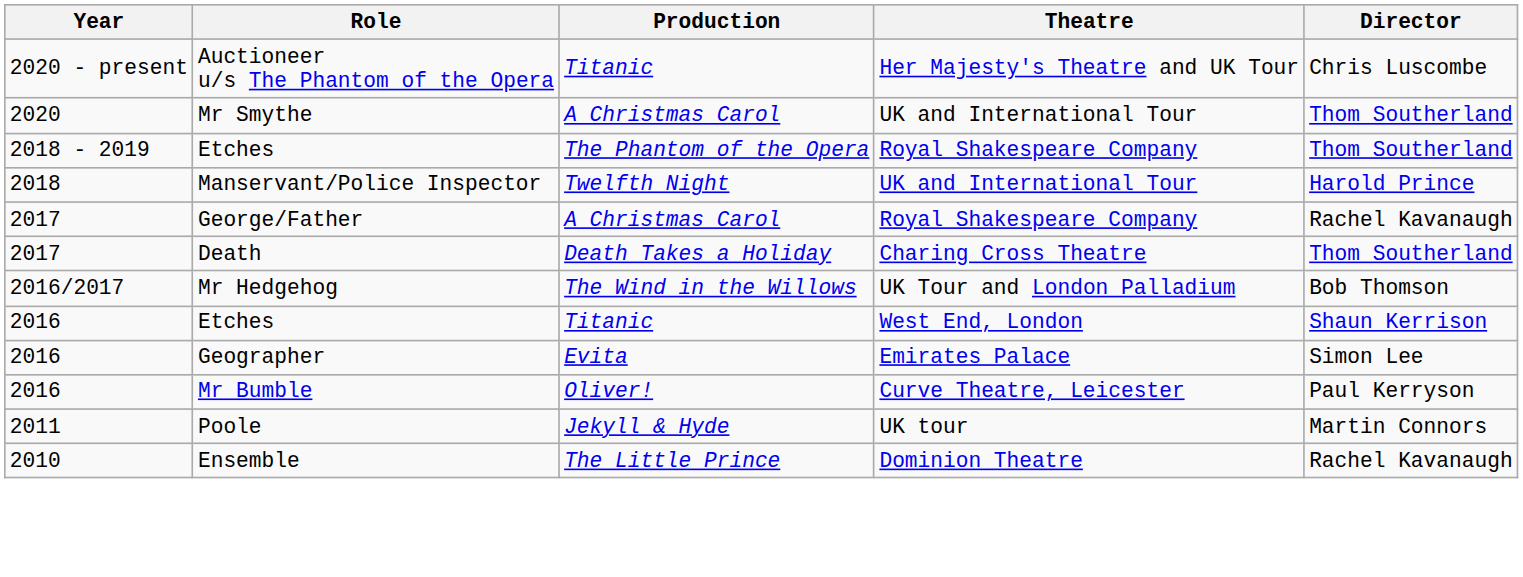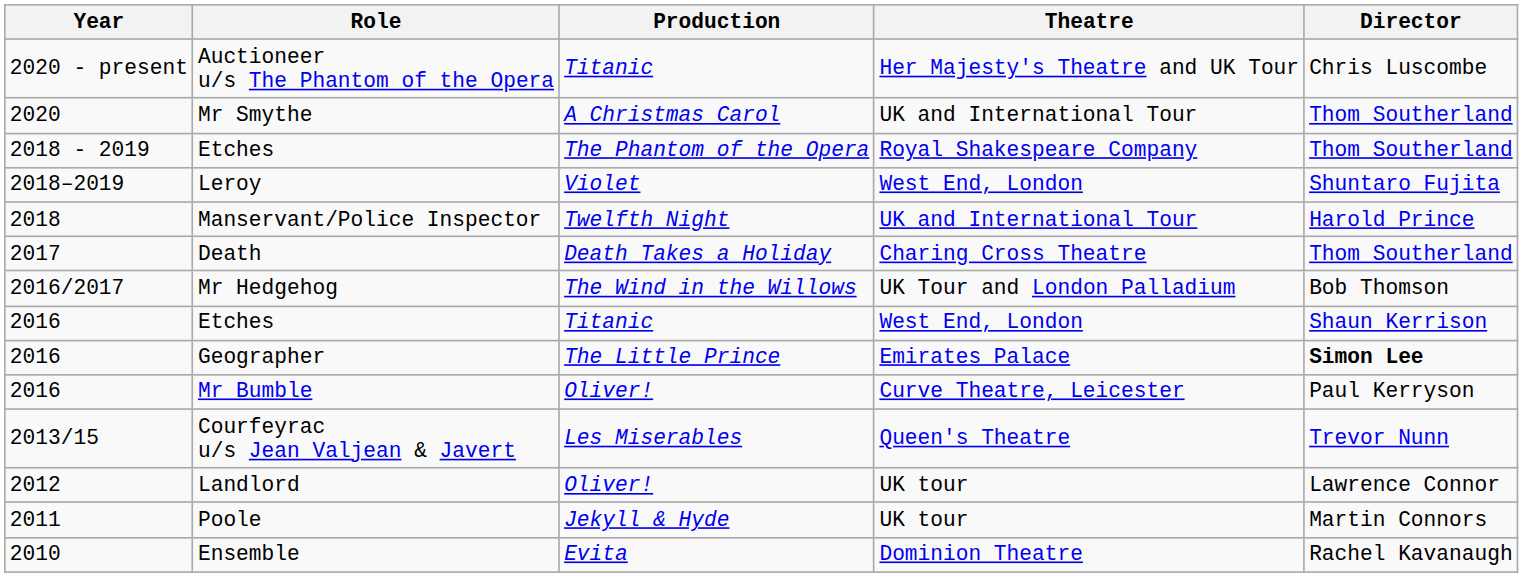+ row: (67, 185)
- row: (35, 219)
(596, 357) Evita -> (672, 357) The Little Prince
(1366, 357) normal -> (1366, 357) bold
+ row: (54, 439)
+ row: (35, 485)
(672, 461) The Little Prince -> (596, 554) Evita
